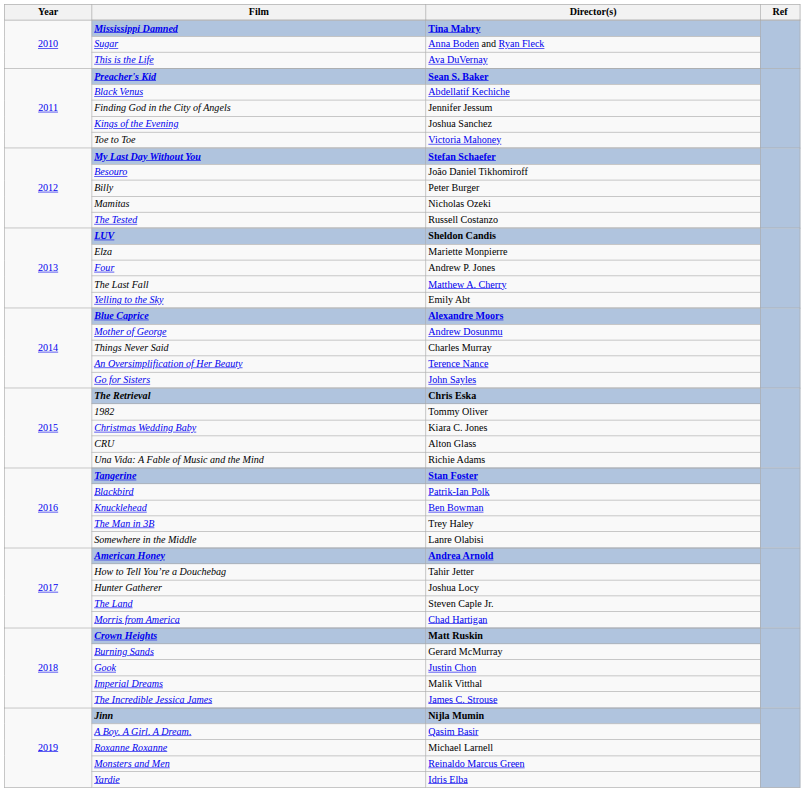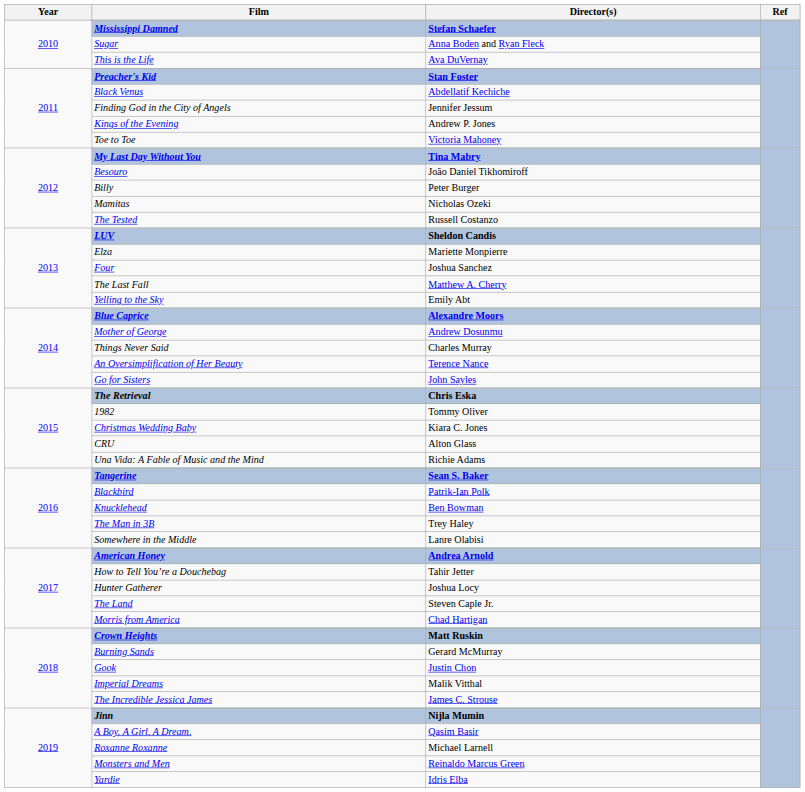(454, 28) Tina Mabry -> (462, 28) Stefan Schaefer
(458, 76) Sean S. Baker -> (453, 76) Stan Foster
(460, 124) Joshua Sanchez -> (462, 124) Andrew P. Jones
(462, 156) Stefan Schaefer -> (454, 156) Tina Mabry
(462, 268) Andrew P. Jones -> (460, 268) Joshua Sanchez
(453, 476) Stan Foster -> (458, 476) Sean S. Baker
